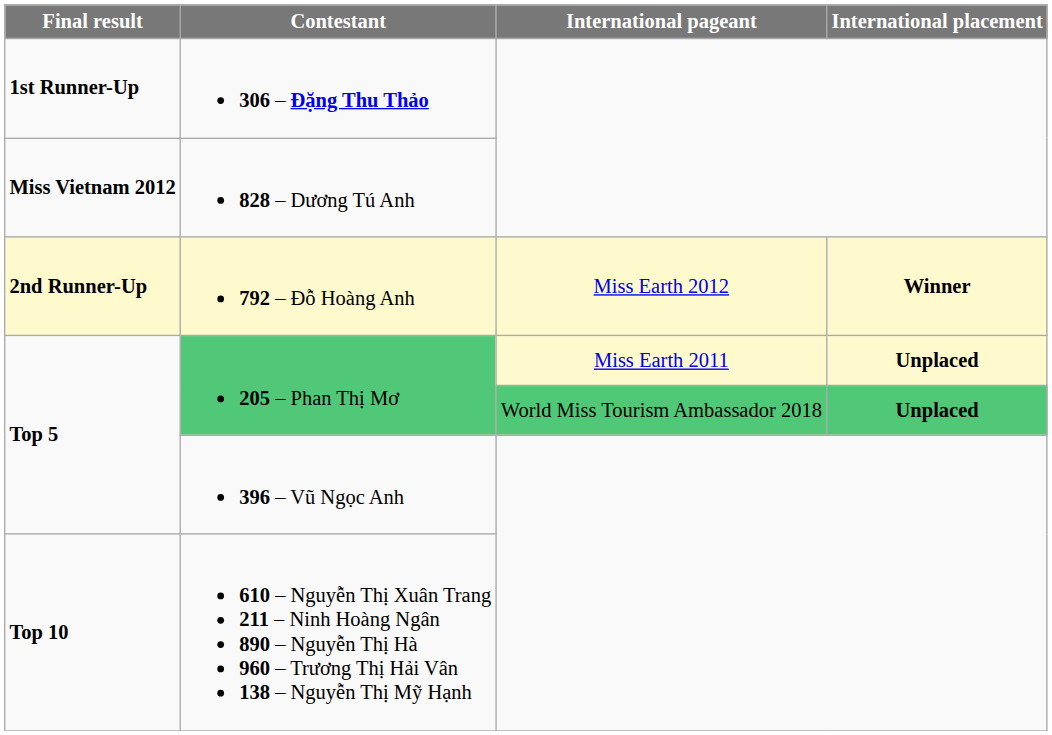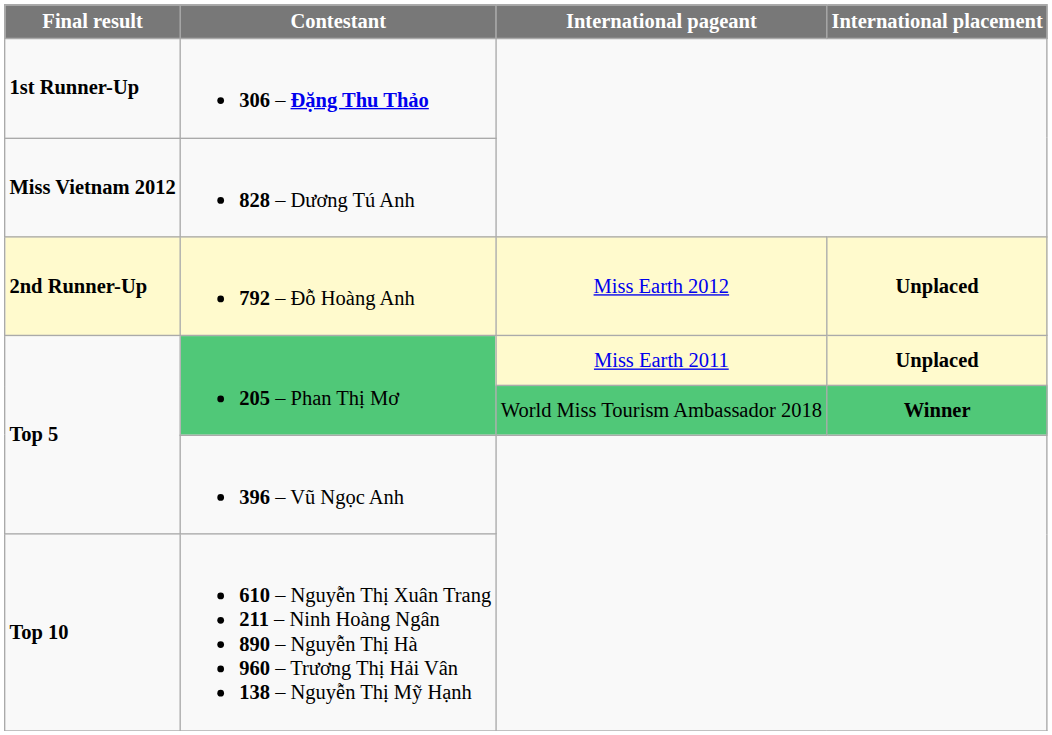(937, 286) Winner -> (937, 286) Unplaced
(937, 410) Unplaced -> (937, 410) Winner
